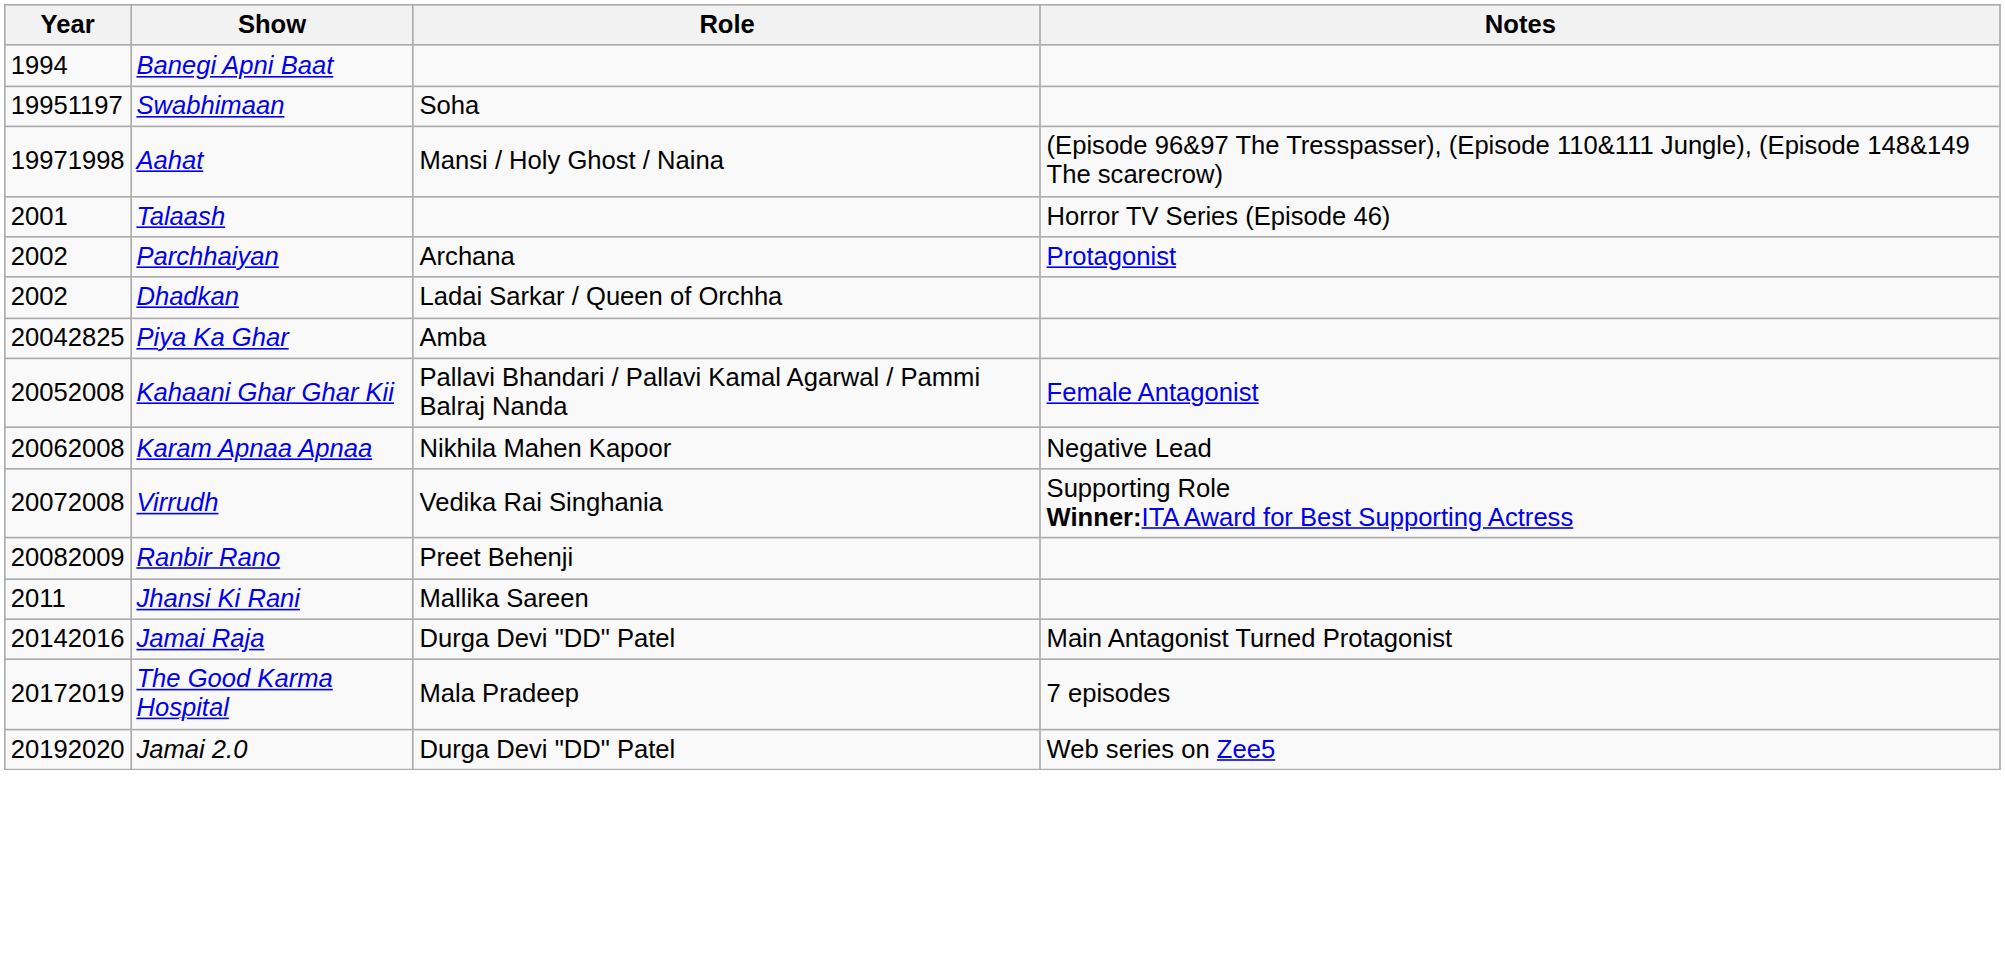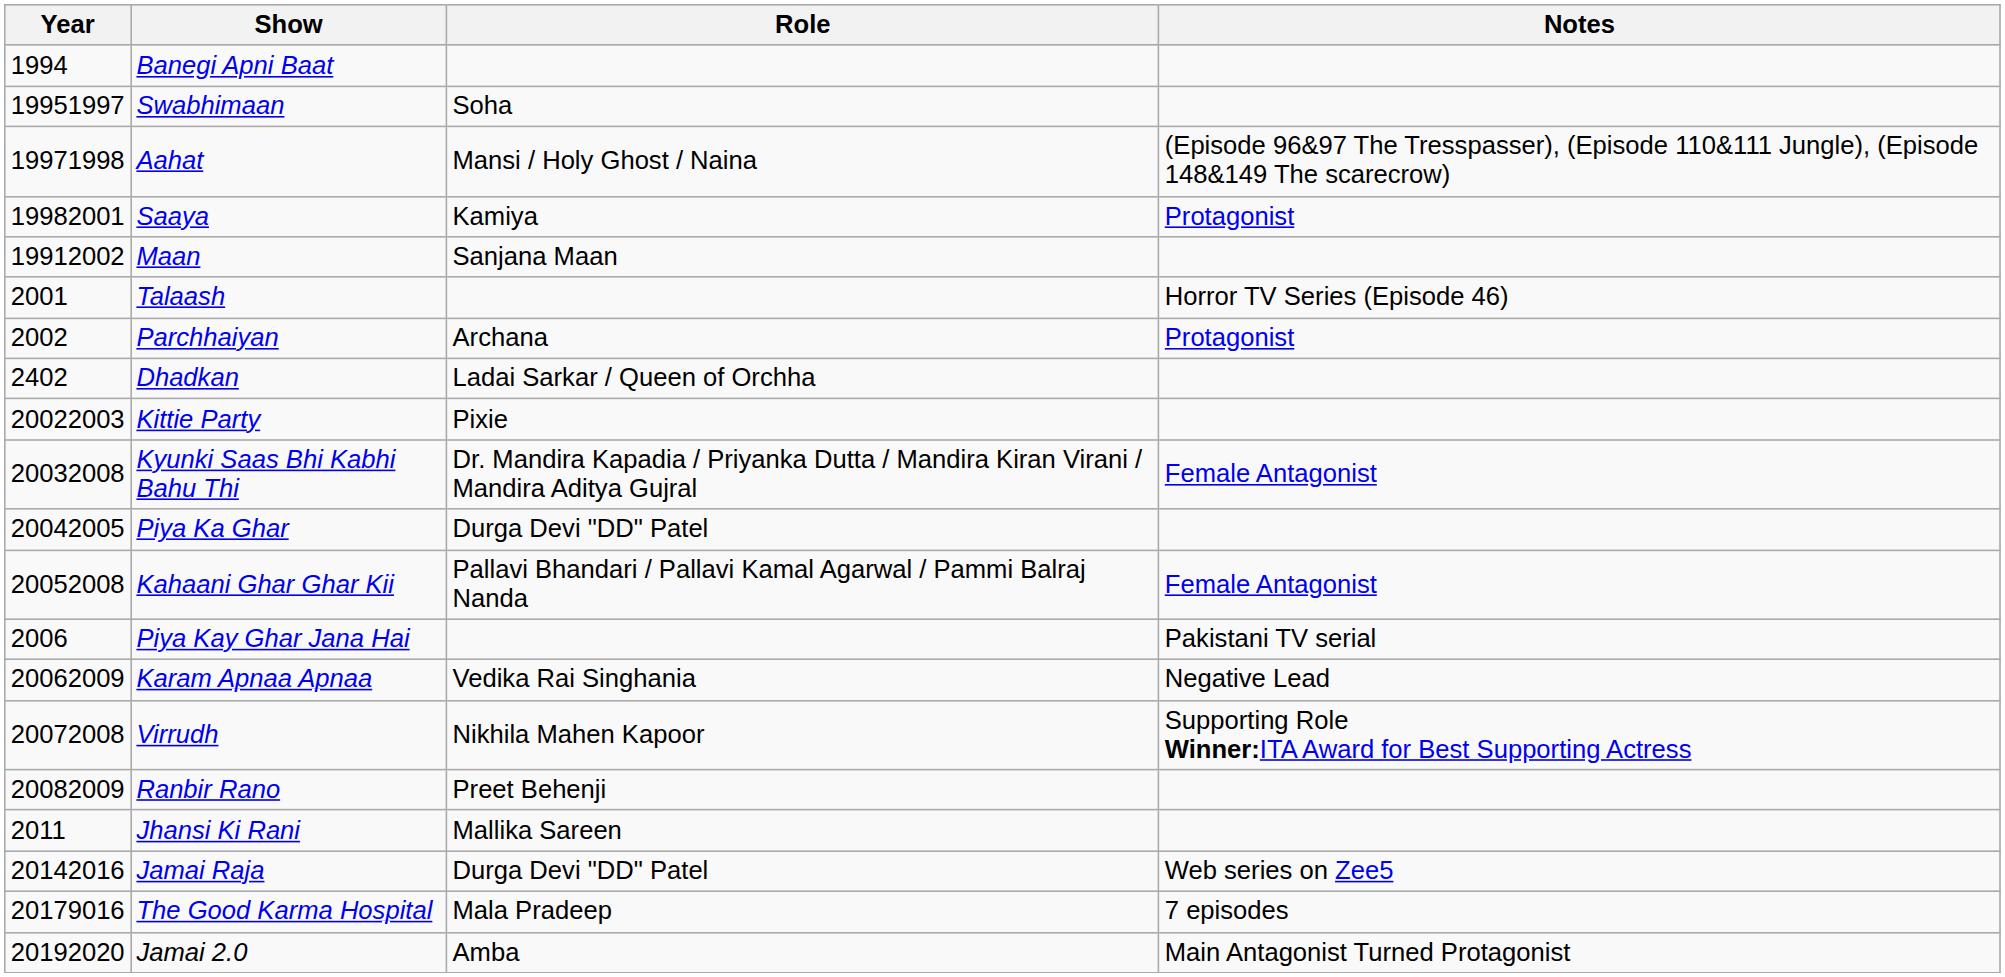(67, 106) 19951197 -> (68, 106) 19951997
+ row: (173, 216)
+ row: (168, 256)
(39, 297) 2002 -> (39, 378) 2402
+ row: (198, 418)
+ row: (266, 474)
(68, 337) 20042825 -> (68, 529) 20042005
(453, 337) Amba -> (580, 529) Durga Devi "DD" Patel
+ row: (273, 639)
(68, 447) 20062008 -> (68, 679) 20062009
(545, 447) Nikhila Mahen Kapoor -> (574, 679) Vedika Rai Singhania
(541, 502) Vedika Rai Singhania -> (578, 734) Nikhila Mahen Kapoor
(1249, 639) Main Antagonist Turned Protagonist -> (1279, 870) Web series on Zee5
(68, 694) 20172019 -> (68, 911) 20179016
(547, 749) Durga Devi "DD" Patel -> (486, 952) Amba
(1161, 749) Web series on Zee5 -> (1368, 952) Main Antagonist Turned Protagonist
